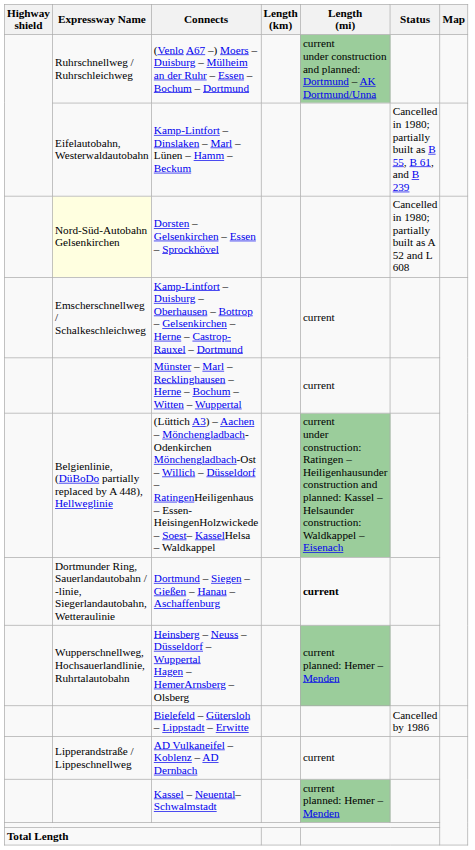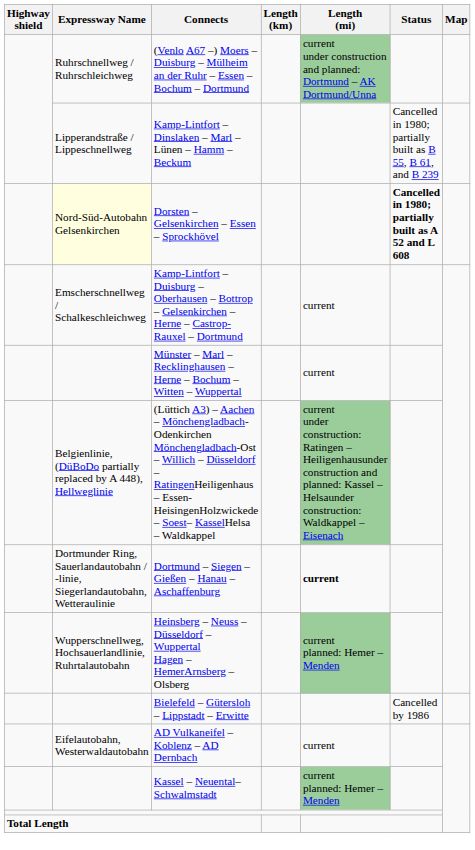(102, 149) Eifelautobahn, Westerwaldautobahn -> (94, 143) Lipperandstraße / Lippeschnellweg
(415, 236) normal -> (416, 224) bold
(94, 758) Lipperandstraße / Lippeschnellweg -> (102, 745) Eifelautobahn, Westerwaldautobahn
